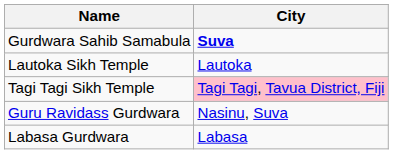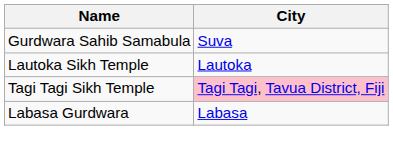(216, 40) bold -> (215, 40) normal
- row: (94, 112)
